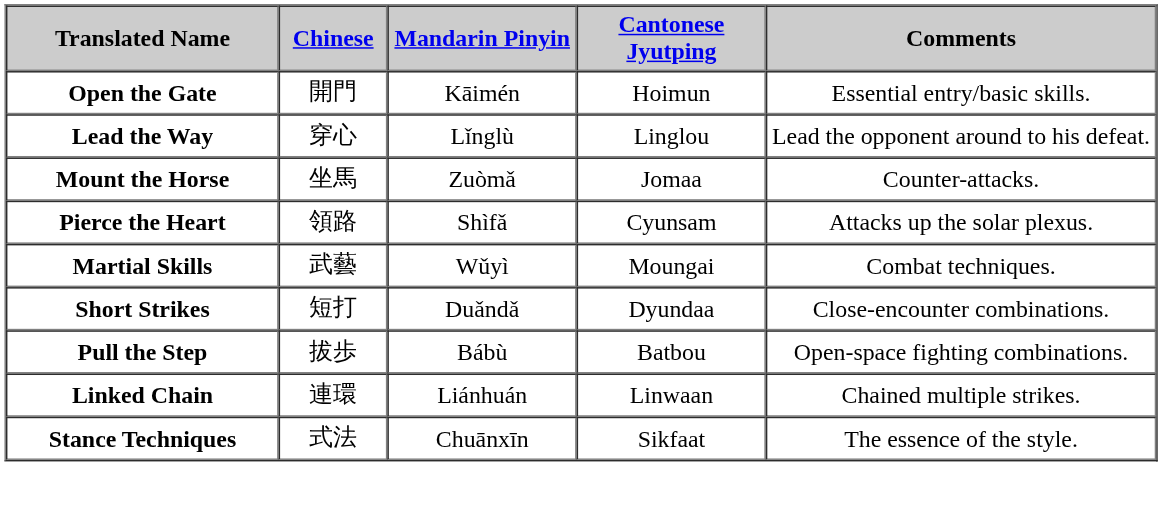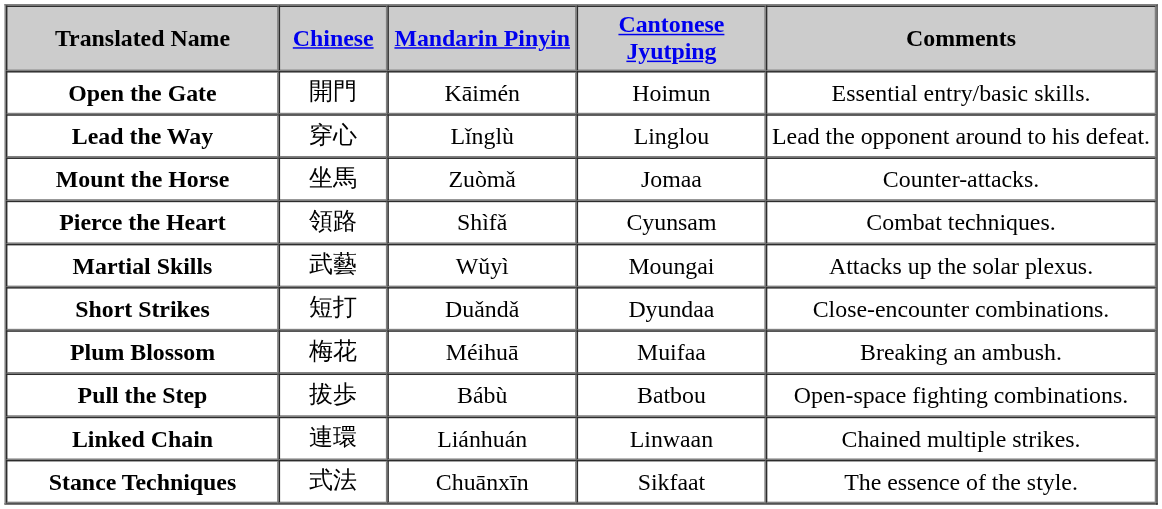(961, 222) Attacks up the solar plexus. -> (961, 222) Combat techniques.
(961, 265) Combat techniques. -> (961, 265) Attacks up the solar plexus.
+ row: (142, 351)
